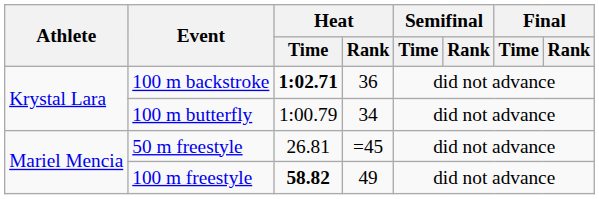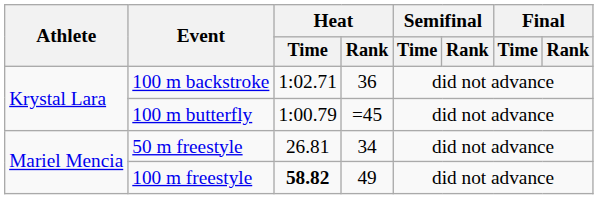(308, 82) bold -> (308, 82) normal
(368, 114) 34 -> (367, 114) =45
(368, 146) =45 -> (367, 146) 34
